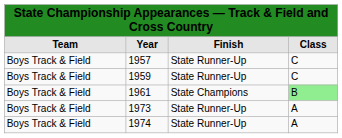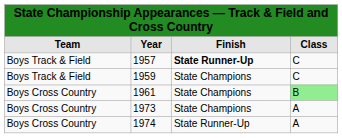(208, 60) normal -> (214, 60) bold
(208, 76) State Runner-Up -> (213, 76) State Champions
(49, 92) Boys Track & Field -> (51, 92) Boys Cross Country
(49, 108) Boys Track & Field -> (51, 108) Boys Cross Country
(208, 108) State Runner-Up -> (213, 108) State Champions
(49, 124) Boys Track & Field -> (51, 124) Boys Cross Country
